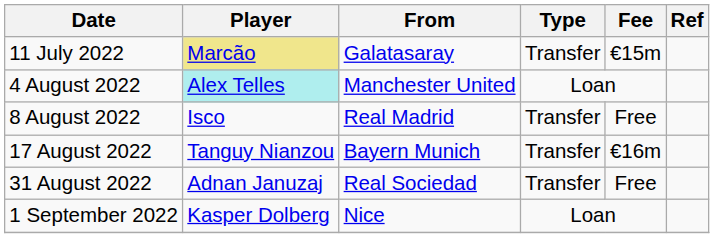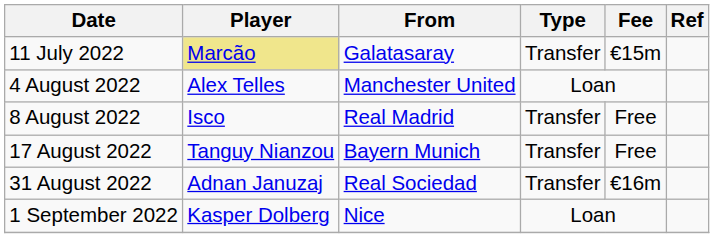(236, 85) paleturquoise background -> (236, 85) no background
(636, 150) €16m -> (636, 150) Free
(636, 183) Free -> (636, 183) €16m
